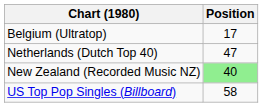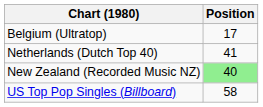(230, 53) 47 -> (230, 53) 41
